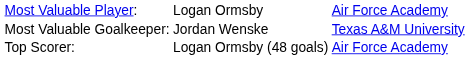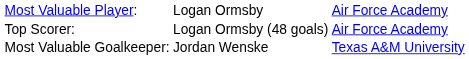rows swapped: (87, 29) <-> (40, 48)
